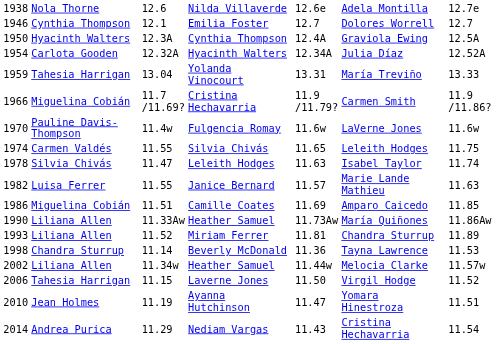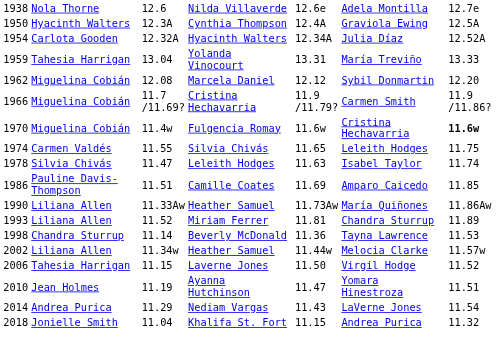- row: (16, 23)
+ row: (16, 80)
(75, 128) Pauline Davis-Thompson -> (81, 128) Miguelina Cobián
(382, 128) LaVerne Jones -> (375, 128) Cristina Hechavarria
(464, 128) normal -> (464, 128) bold
- row: (16, 185)
(81, 206) Miguelina Cobián -> (75, 185) Pauline Davis-Thompson
(375, 329) Cristina Hechavarria -> (382, 308) LaVerne Jones
+ row: (16, 323)
